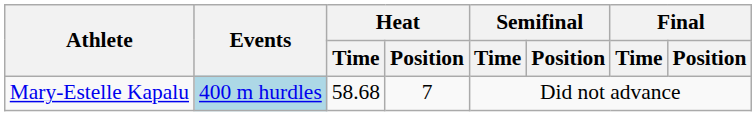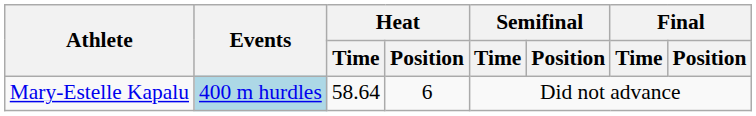(356, 93) 58.68 -> (356, 93) 58.64
(427, 93) 7 -> (427, 93) 6
